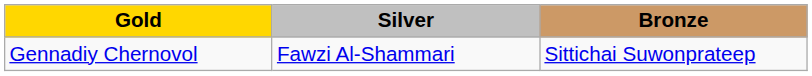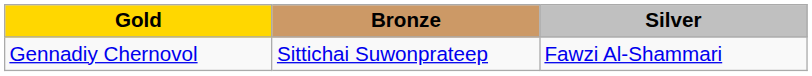columns swapped: (406, 20) <-> (673, 20)
